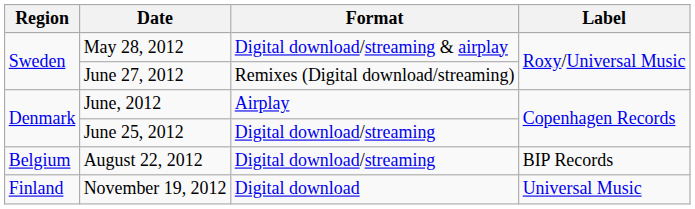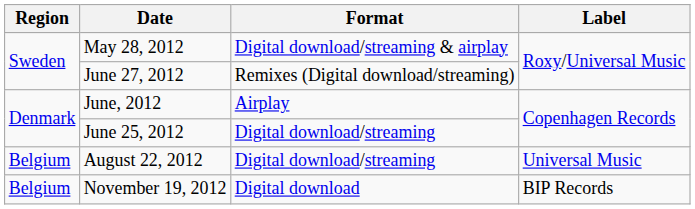(568, 160) BIP Records -> (582, 160) Universal Music
(36, 189) Finland -> (40, 189) Belgium
(582, 189) Universal Music -> (568, 189) BIP Records
